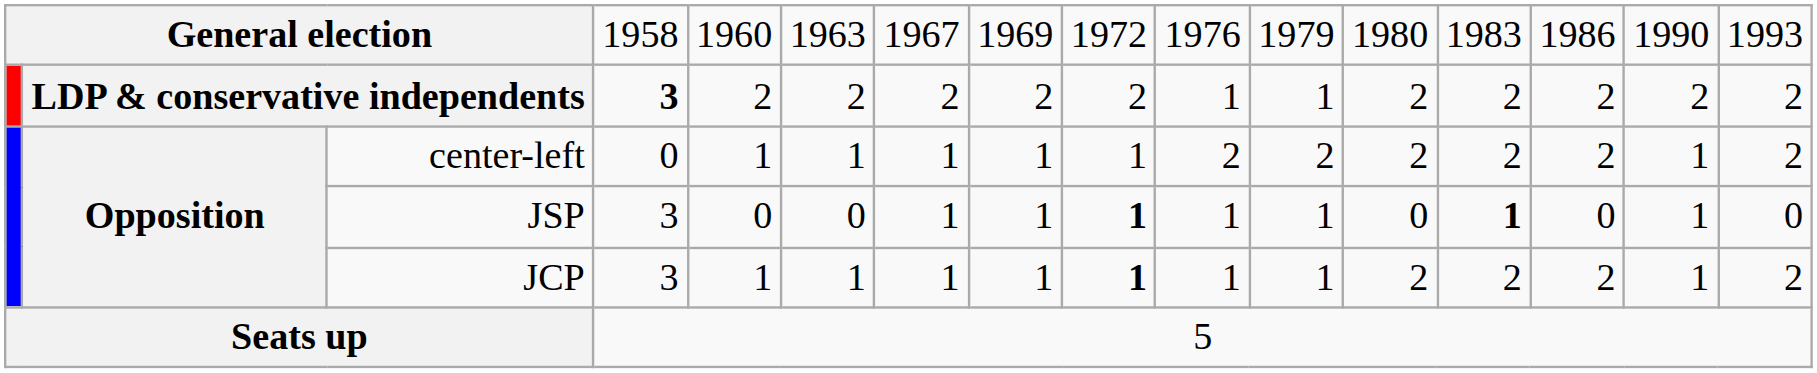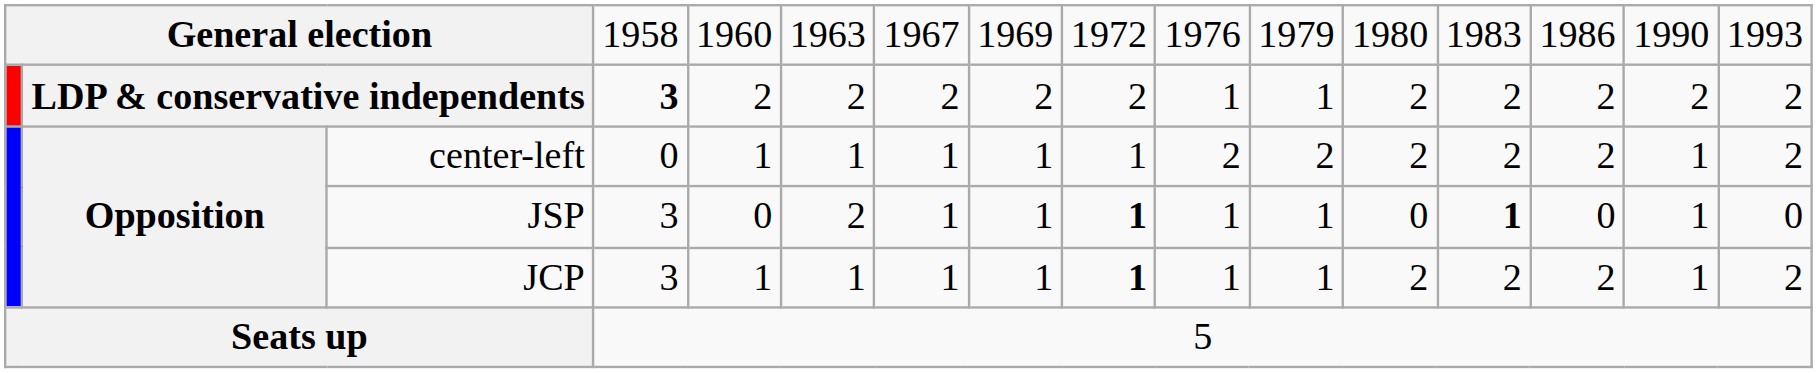(856, 215) 0 -> (856, 215) 2
